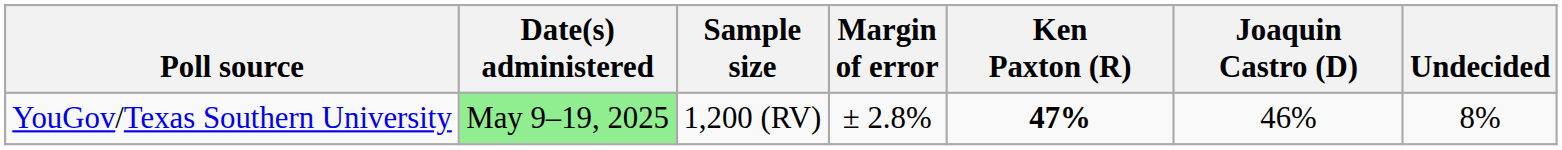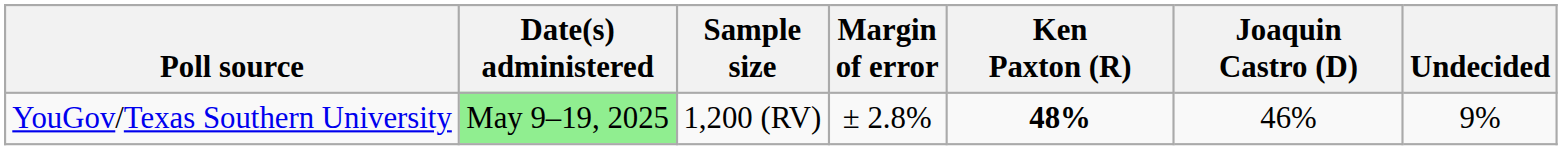(1060, 117) 47% -> (1060, 117) 48%
(1480, 117) 8% -> (1480, 117) 9%
